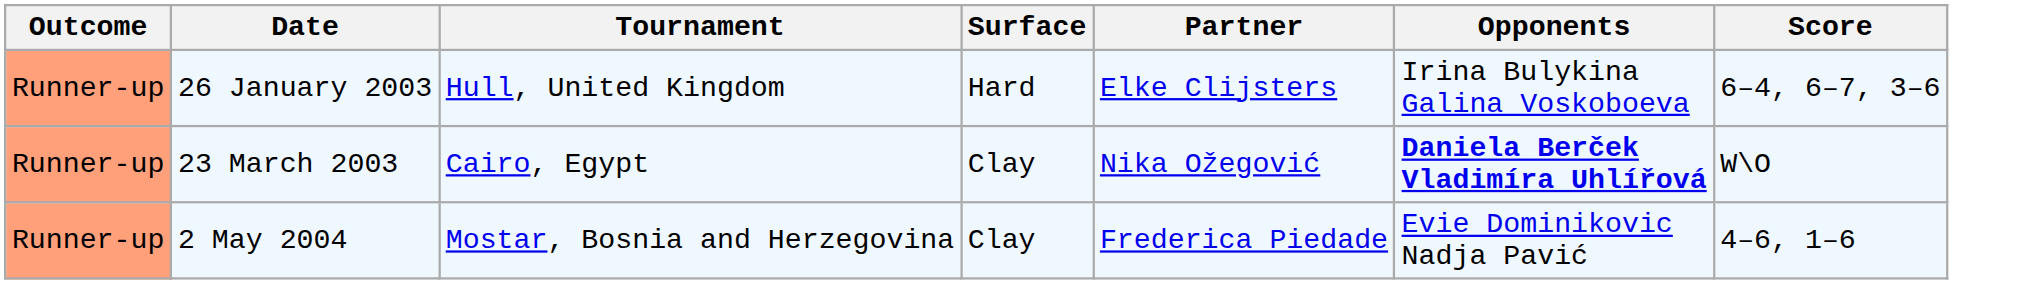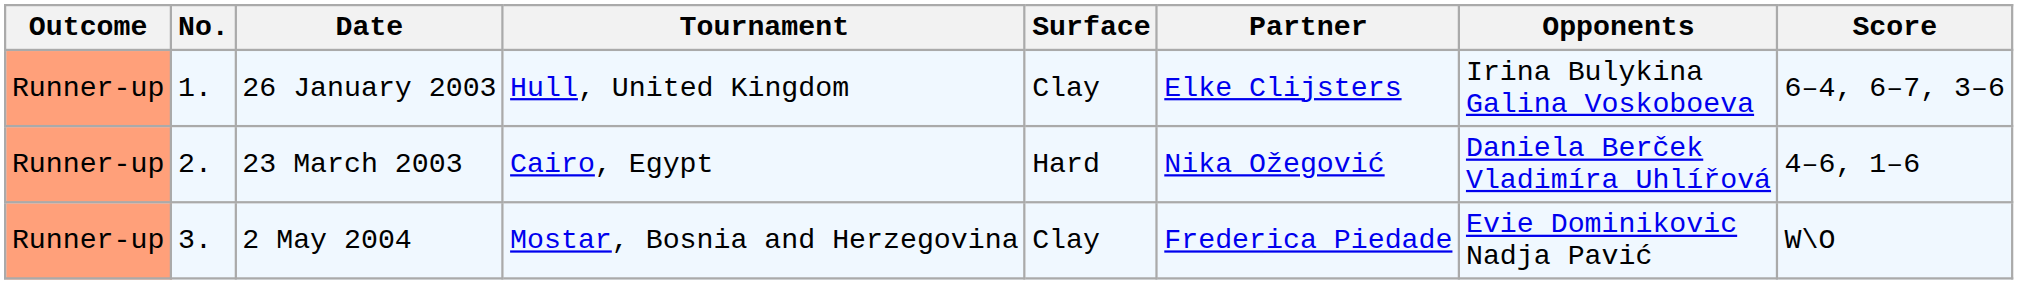+ column: (203, 27)
(1002, 88) Hard -> (1066, 88) Clay
(1002, 164) Clay -> (1066, 164) Hard
(1554, 164) bold -> (1619, 164) normal
(1746, 164) W\O -> (1852, 164) 4–6, 1–6
(1788, 240) 4–6, 1–6 -> (1810, 240) W\O
